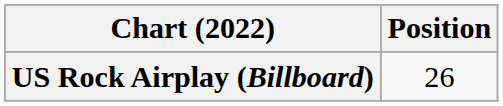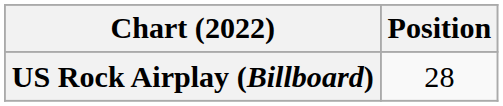(439, 76) 26 -> (439, 76) 28
